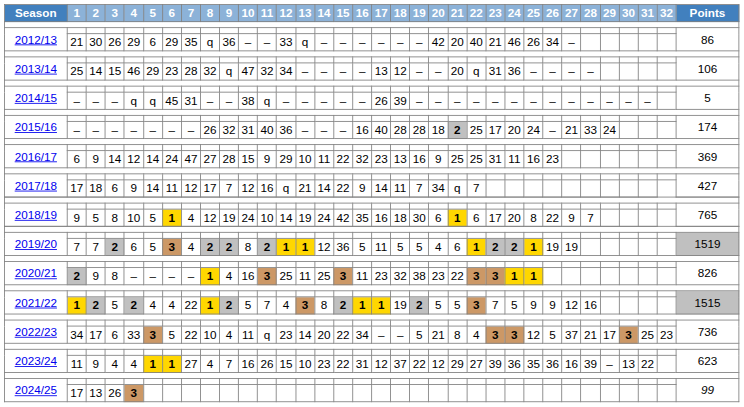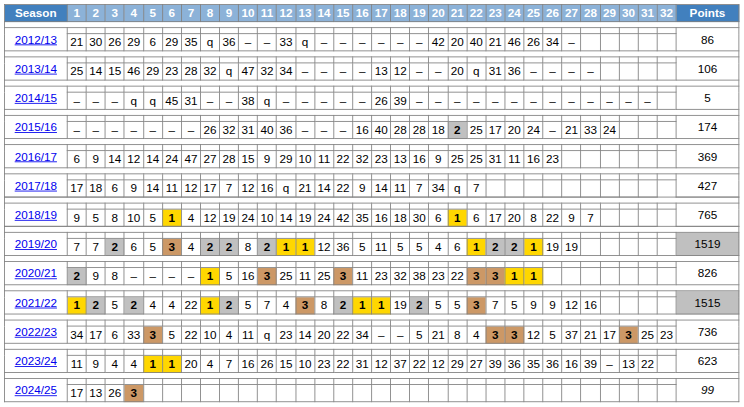(229, 276) 4 -> (229, 276) 5
(191, 364) 27 -> (191, 364) 20
